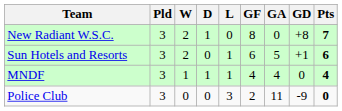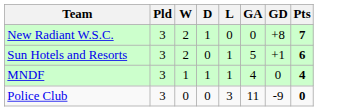- column: (252, 14)
